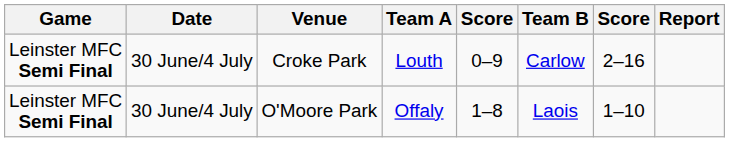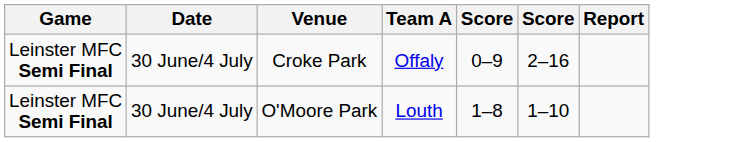- column: (555, 19)
(419, 60) Louth -> (419, 60) Offaly
(419, 111) Offaly -> (419, 111) Louth
